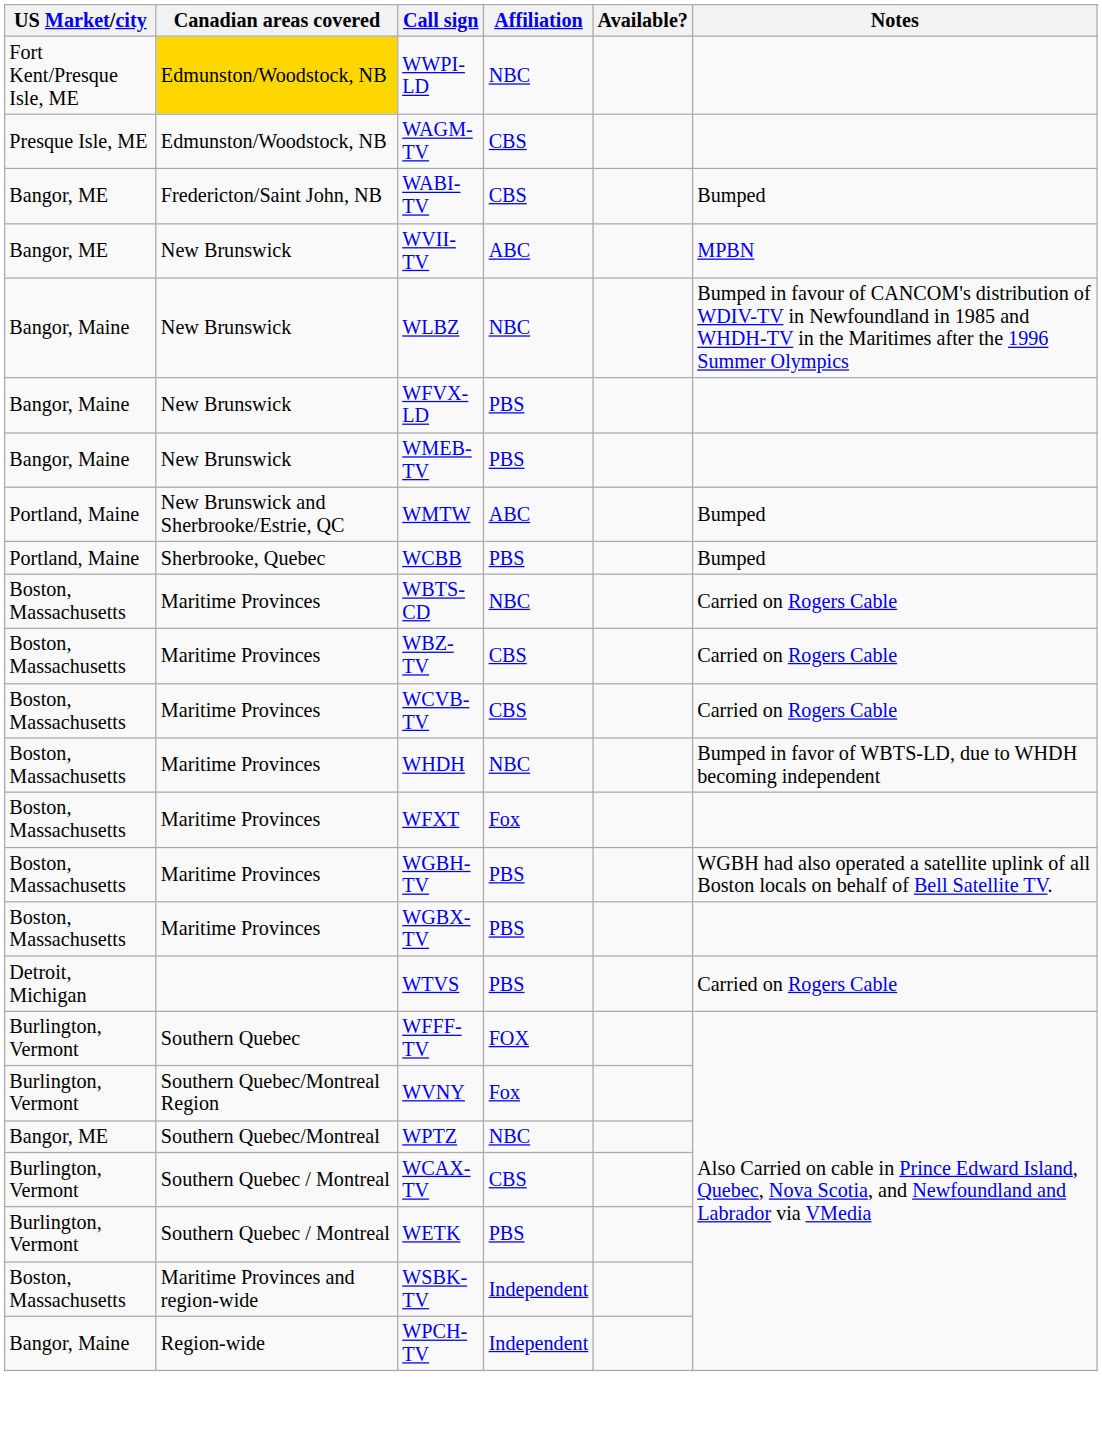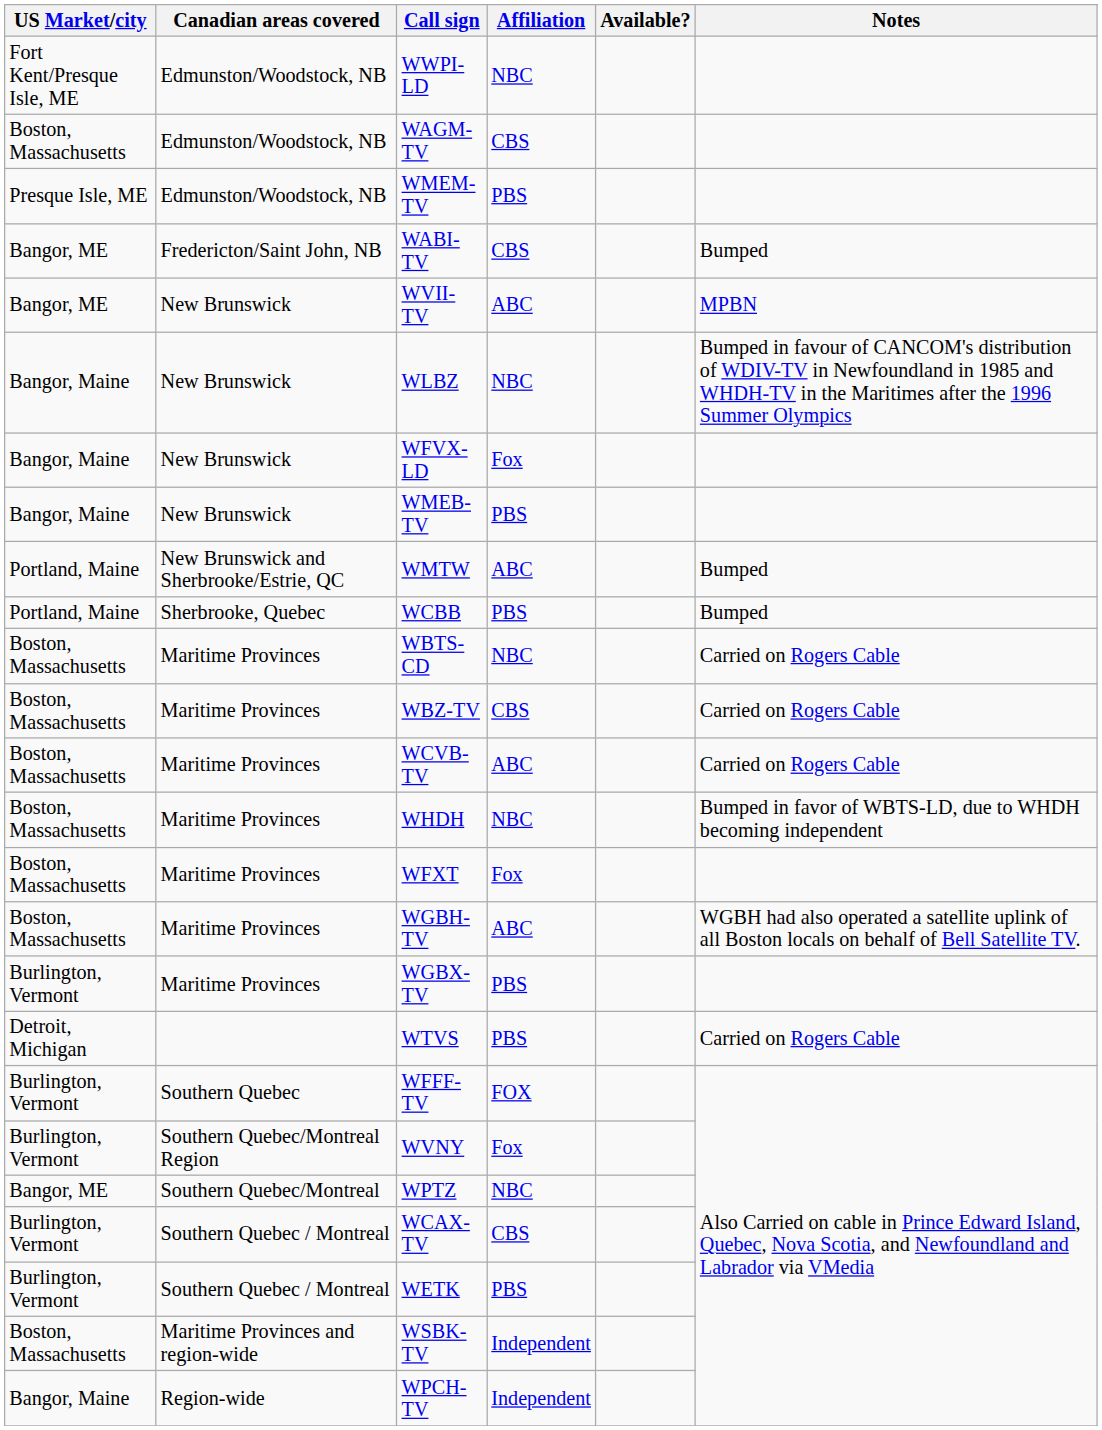(274, 75) gold background -> (273, 75) no background
(78, 141) Presque Isle, ME -> (68, 141) Boston, Massachusetts
+ row: (439, 195)
(507, 405) PBS -> (507, 459) Fox
(508, 710) CBS -> (512, 764) ABC
(507, 874) PBS -> (512, 928) ABC
(68, 928) Boston, Massachusetts -> (55, 983) Burlington, Vermont
